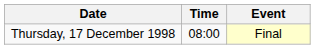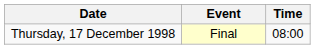columns swapped: (204, 14) <-> (268, 14)
